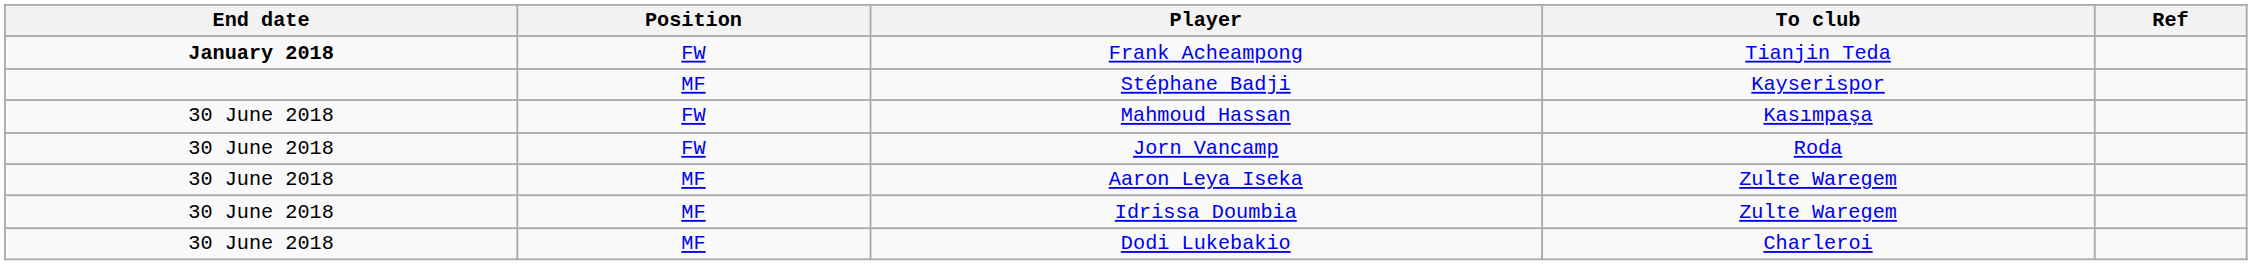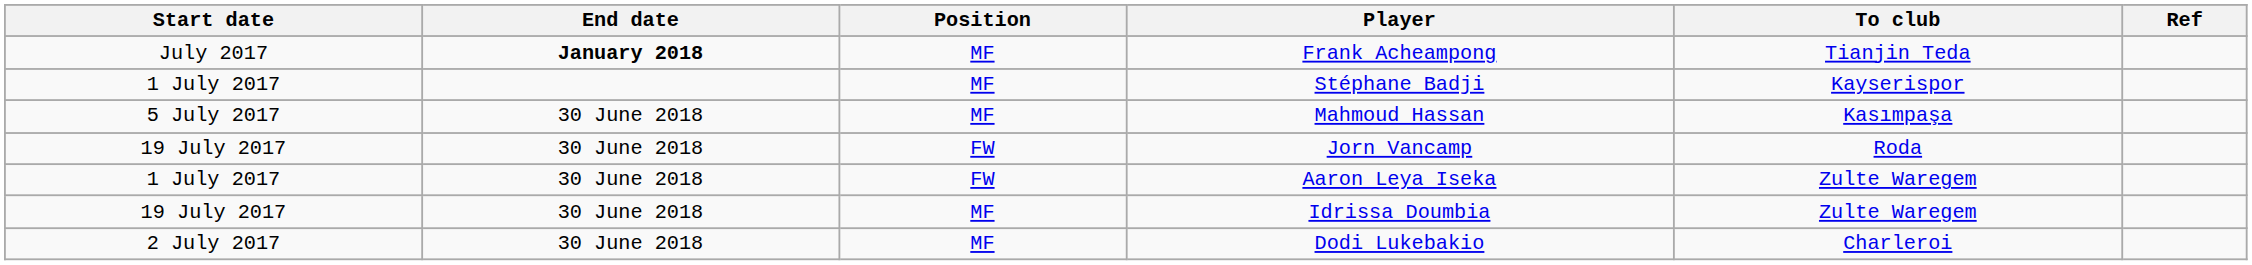+ column: (213, 21)
(693, 53) FW -> (982, 53) MF
(693, 116) FW -> (982, 116) MF
(693, 180) MF -> (982, 180) FW
